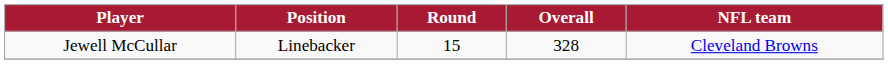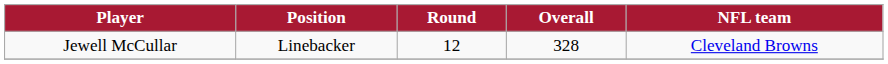(452, 45) 15 -> (452, 45) 12
